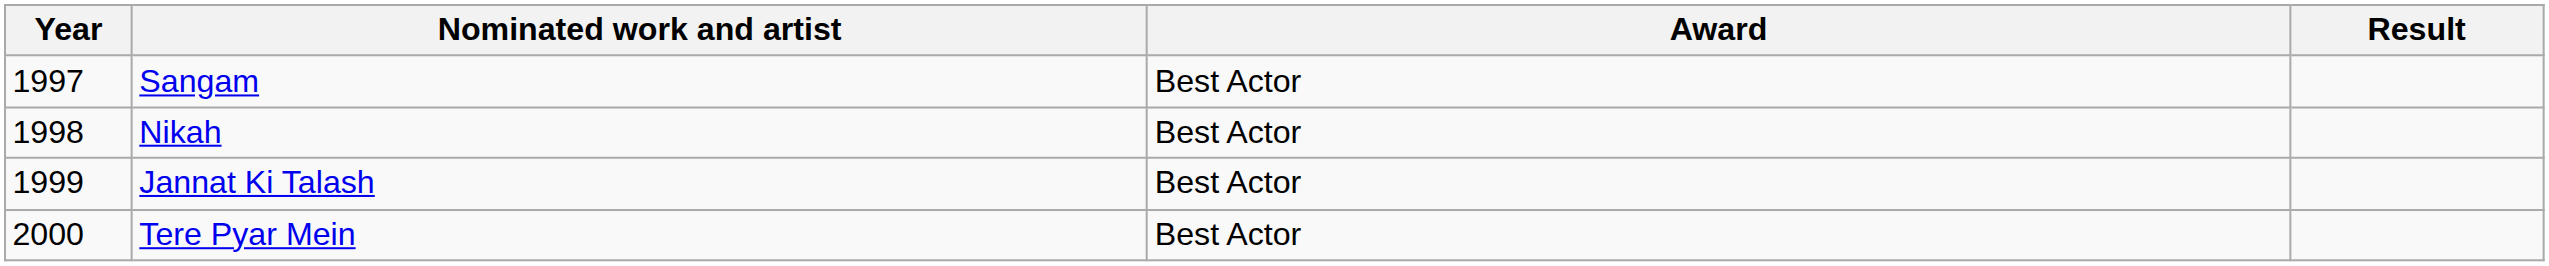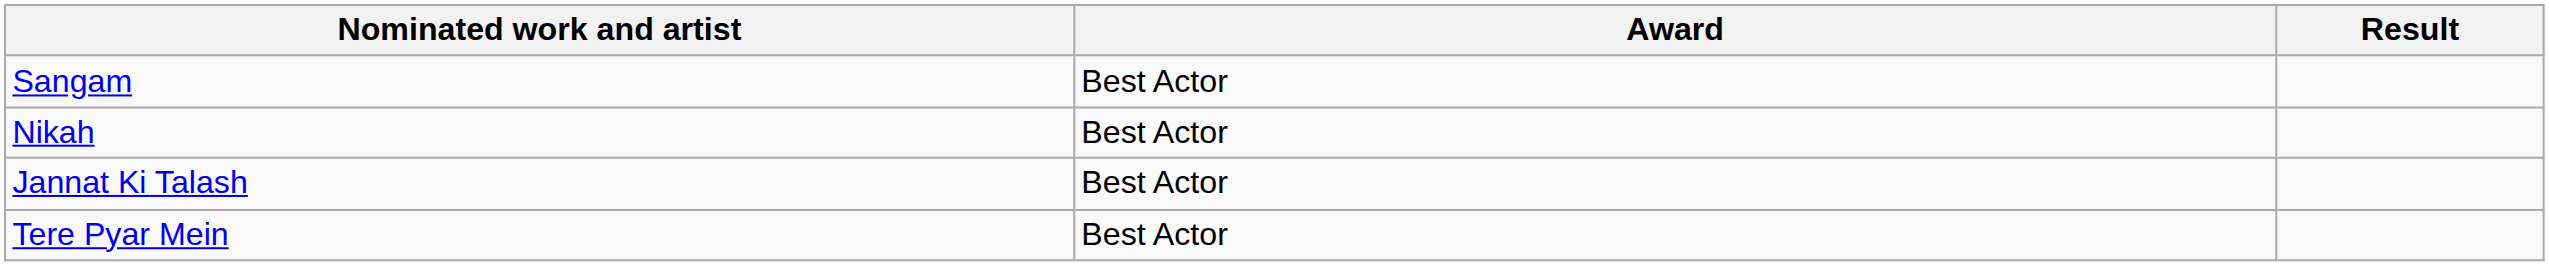- column: (68, 30)
